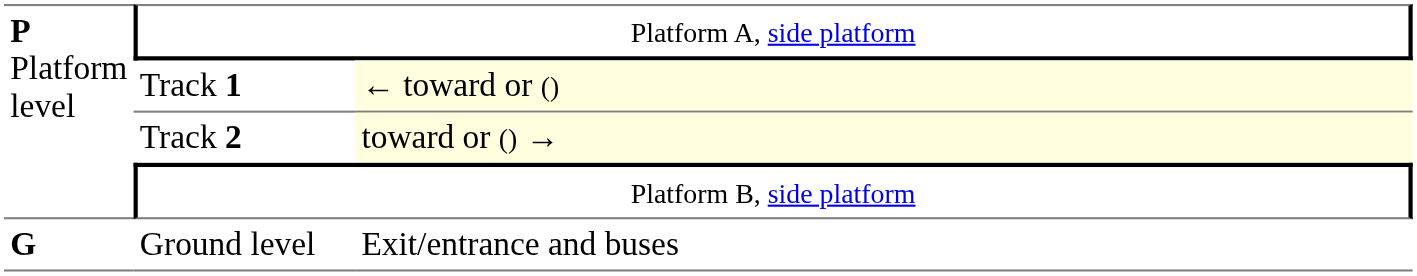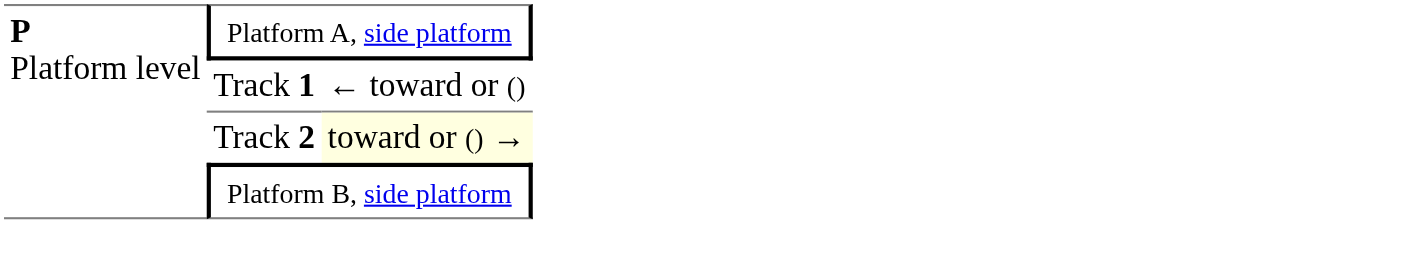(460, 84) lightyellow background -> (427, 84) no background
- row: (228, 243)
